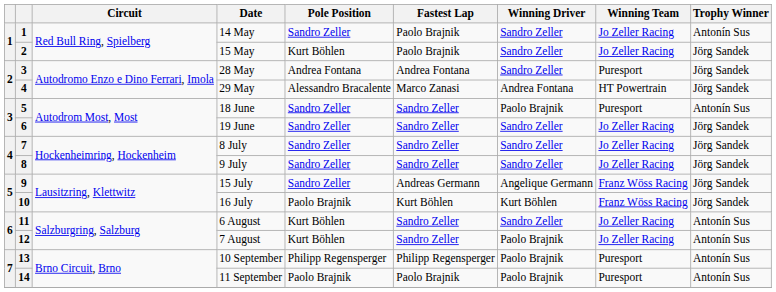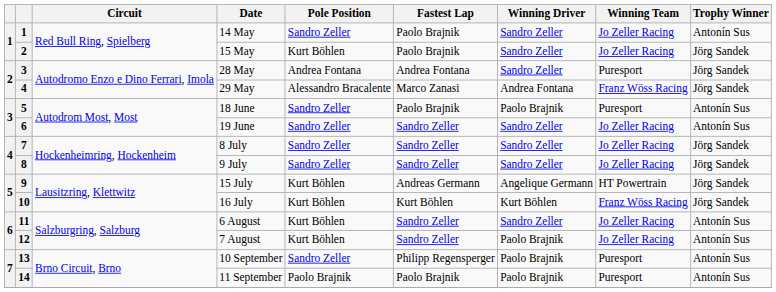(632, 88) HT Powertrain -> (643, 88) Franz Wöss Racing
(428, 107) Sandro Zeller -> (428, 107) Paolo Brajnik
(721, 126) Jörg Sandek -> (721, 126) Antonín Sus
(319, 183) Sandro Zeller -> (316, 183) Kurt Böhlen
(643, 183) Franz Wöss Racing -> (632, 183) HT Powertrain
(319, 201) Paolo Brajnik -> (316, 201) Kurt Böhlen
(337, 258) Philipp Regensperger -> (319, 258) Sandro Zeller
